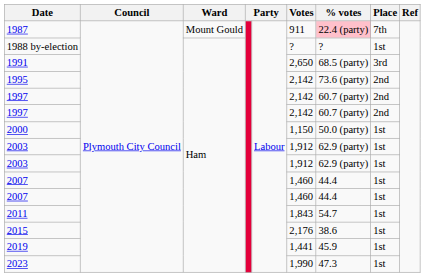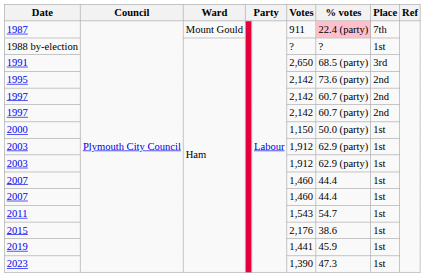(301, 213) 1,843 -> (301, 213) 1,543
(301, 264) 1,990 -> (301, 264) 1,390
